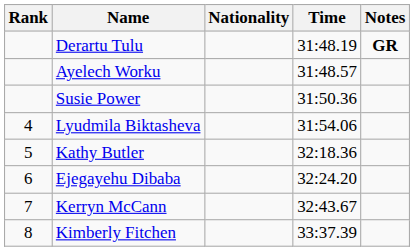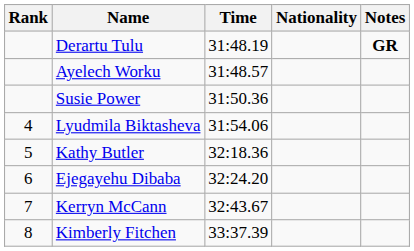columns swapped: (249, 17) <-> (327, 17)
